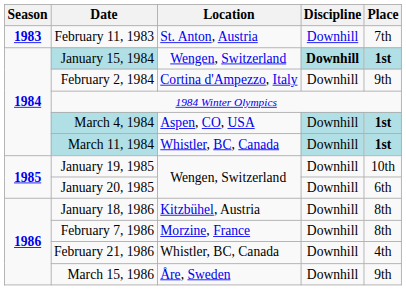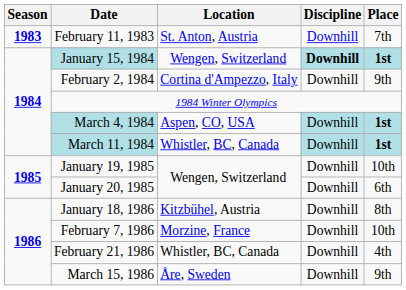(383, 230) 8th -> (383, 230) 10th
